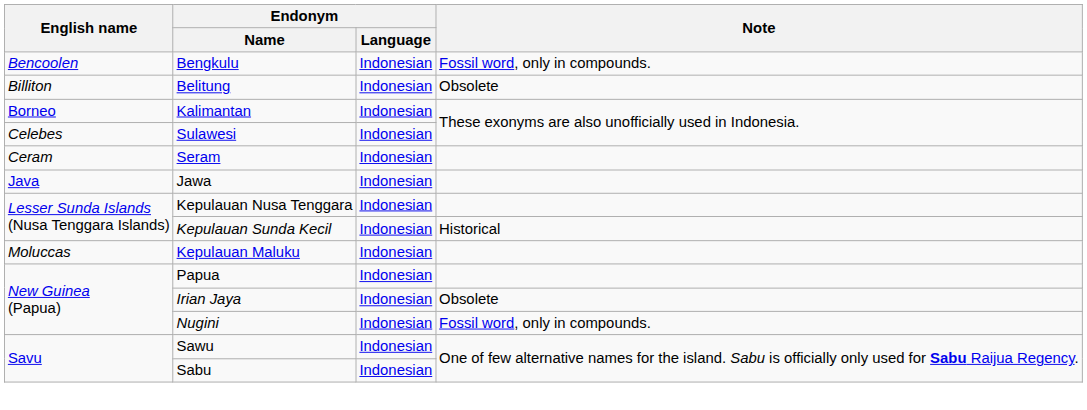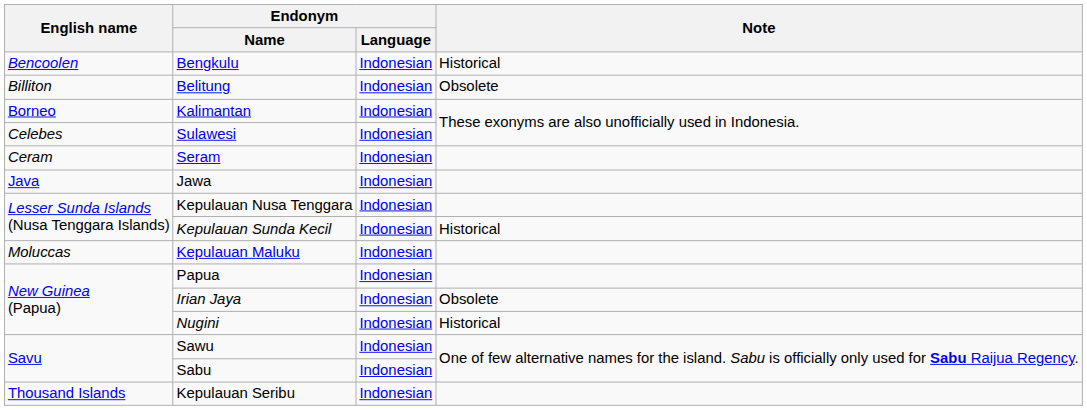(545, 63) Fossil word, only in compounds. -> (470, 63) Historical
(545, 323) Fossil word, only in compounds. -> (470, 323) Historical
+ row: (236, 393)
